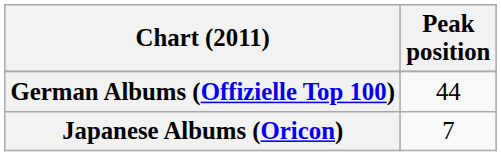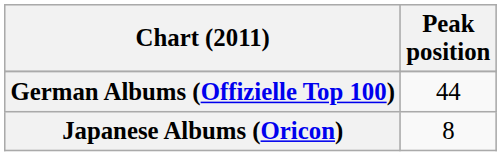(448, 130) 7 -> (448, 130) 8
